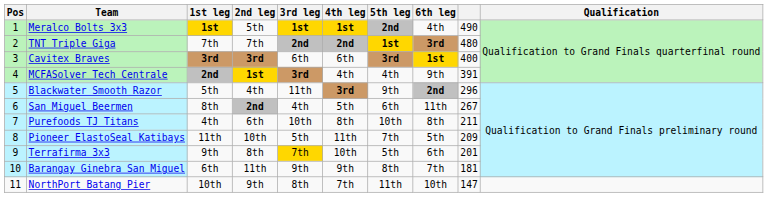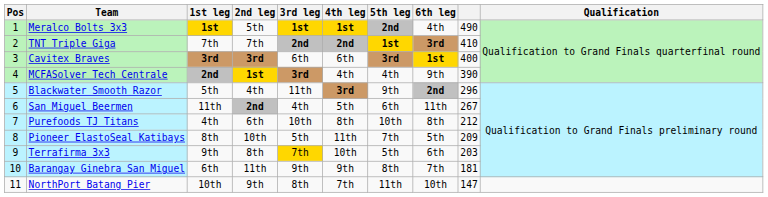(469, 44) 480 -> (469, 44) 410
(469, 75) 391 -> (469, 75) 390
(210, 106) 8th -> (210, 106) 11th
(469, 122) 211 -> (469, 122) 212
(210, 138) 11th -> (210, 138) 8th
(469, 153) 201 -> (469, 153) 203
